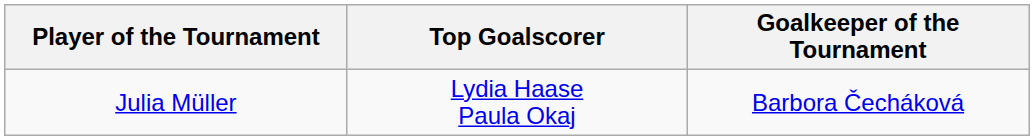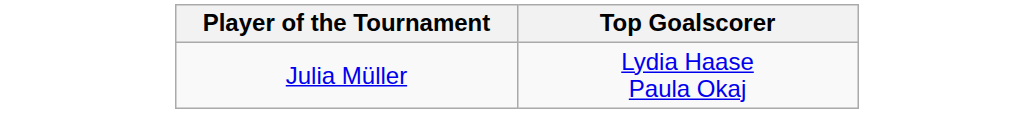- column: (858, 37)
